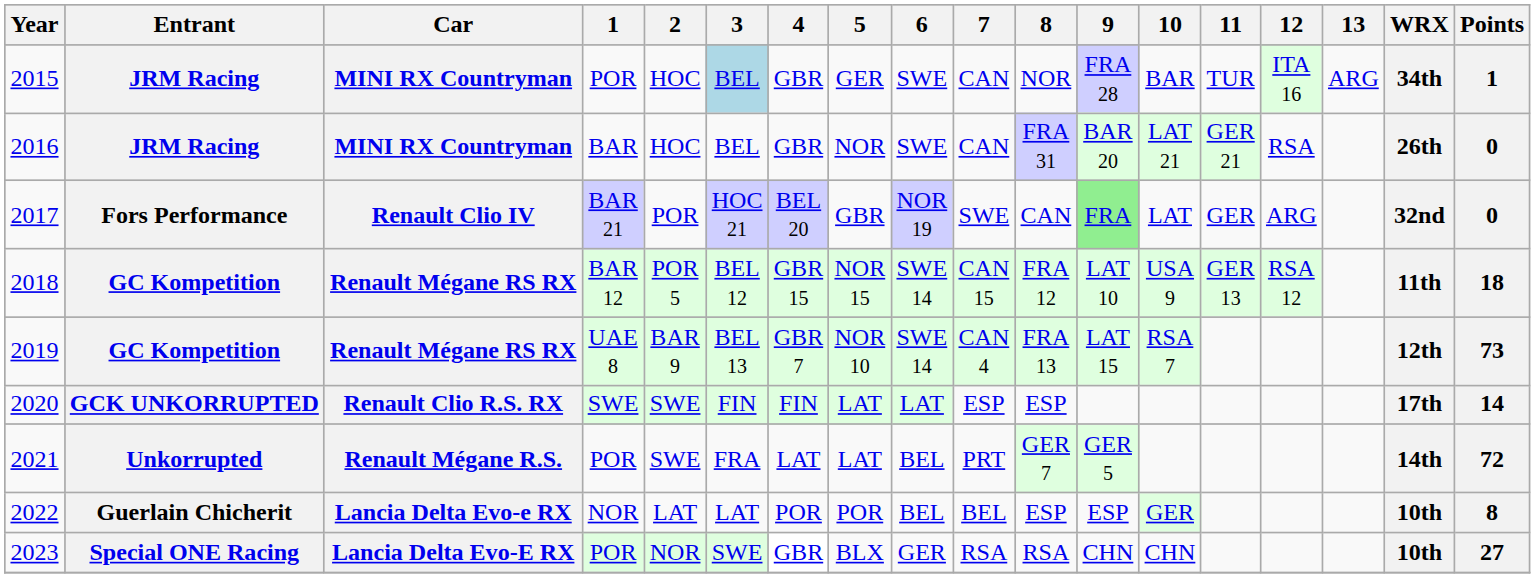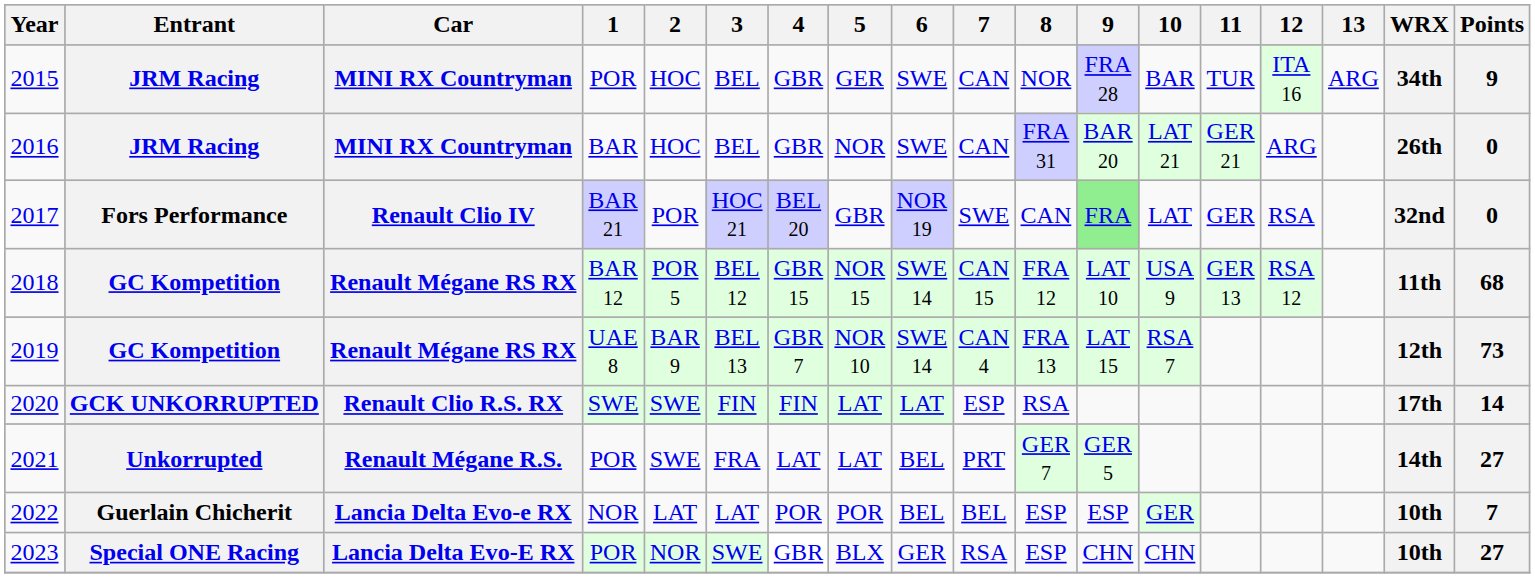(737, 78) lightblue background -> (737, 78) no background
(1492, 78) 1 -> (1492, 78) 9
(1291, 146) RSA -> (1291, 146) ARG
(1291, 214) ARG -> (1291, 214) RSA
(1492, 282) 18 -> (1492, 282) 68
(1046, 404) ESP -> (1046, 404) RSA
(1492, 458) 72 -> (1492, 458) 27
(1492, 512) 8 -> (1492, 512) 7
(1046, 552) RSA -> (1046, 552) ESP
